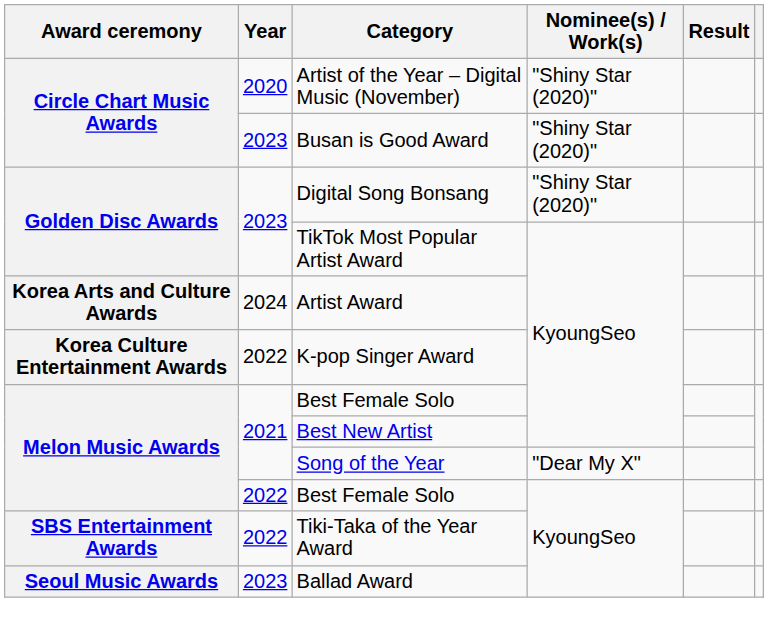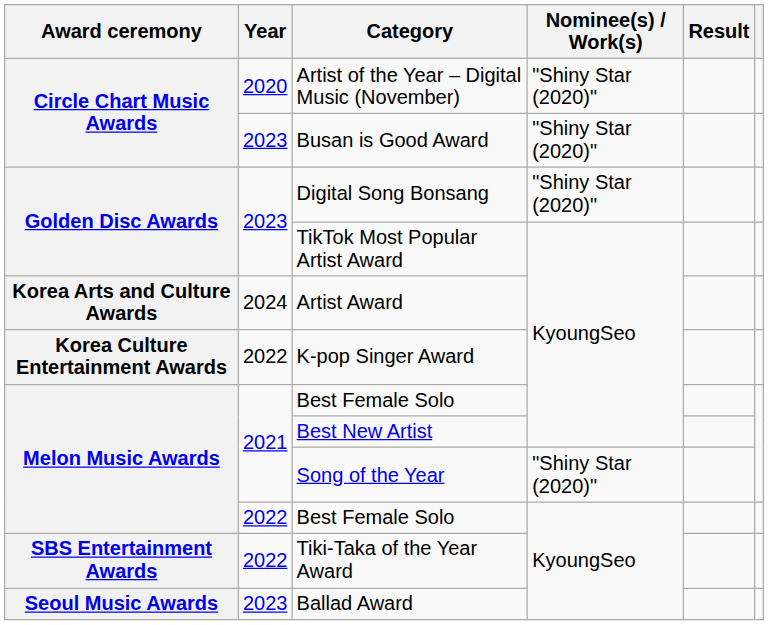(587, 463) "Dear My X" -> (582, 474) "Shiny Star (2020)"
